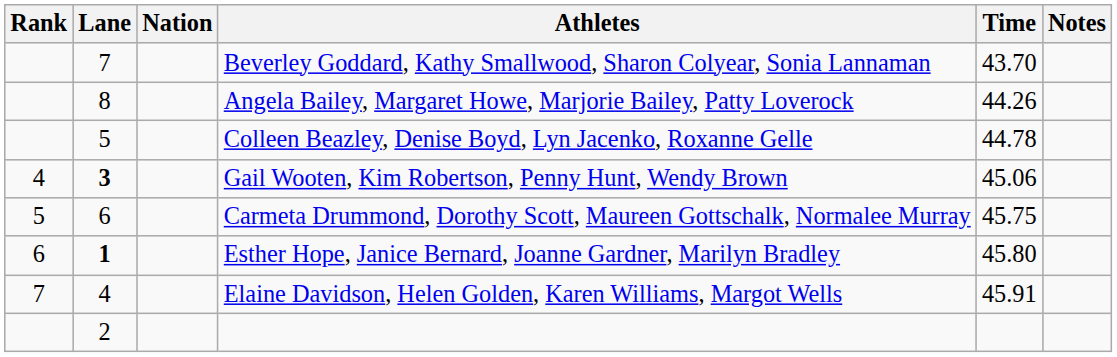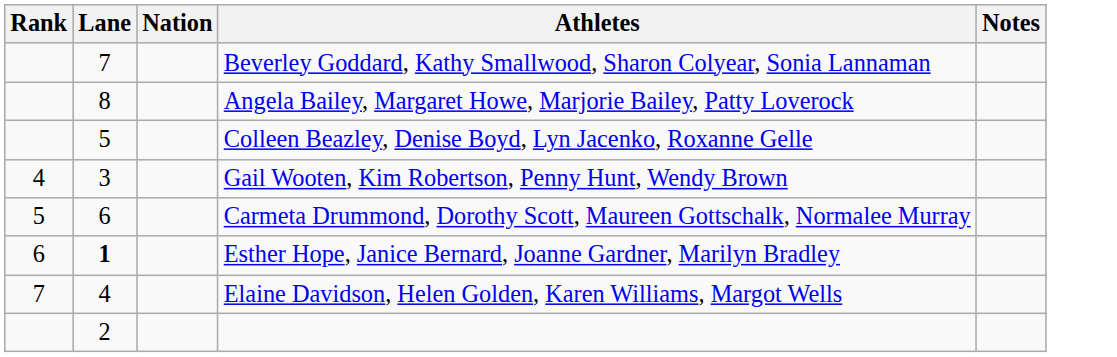- column: (1009, 23)
(105, 178) bold -> (105, 178) normal
